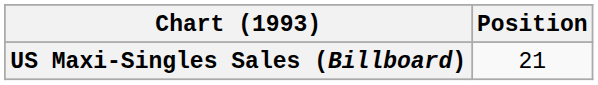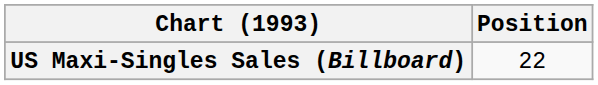(532, 61) 21 -> (532, 61) 22
